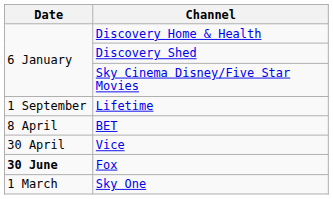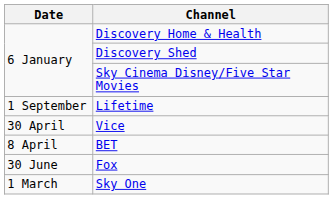rows swapped: (107, 125) <-> (110, 145)
(33, 164) bold -> (33, 164) normal
